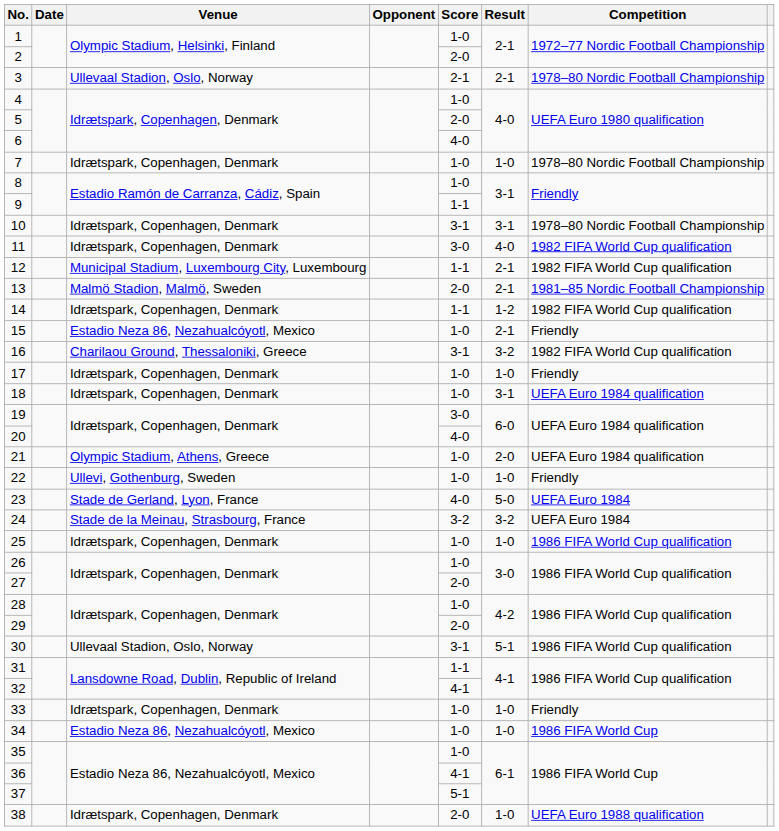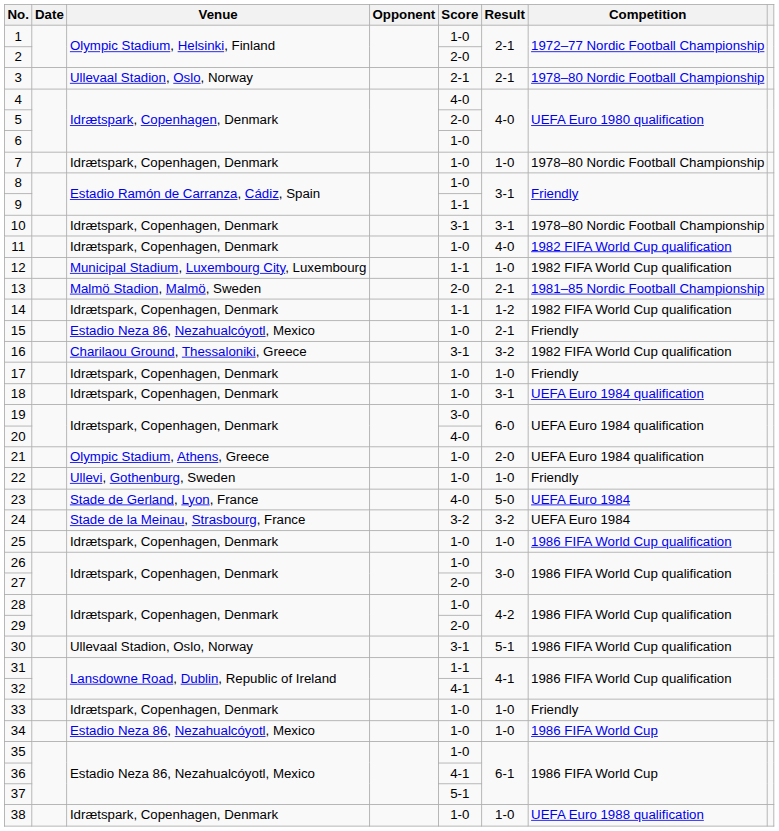(460, 99) 1-0 -> (460, 99) 4-0
(460, 141) 4-0 -> (460, 141) 1-0
(460, 246) 3-0 -> (460, 246) 1-0
(505, 267) 2-1 -> (505, 267) 1-0
(460, 815) 2-0 -> (460, 815) 1-0
